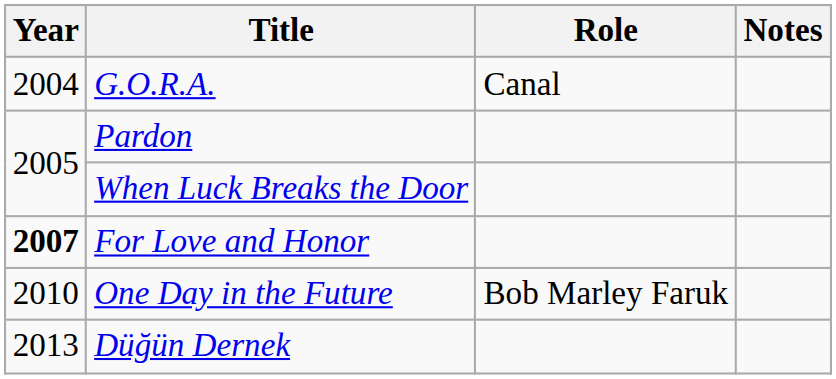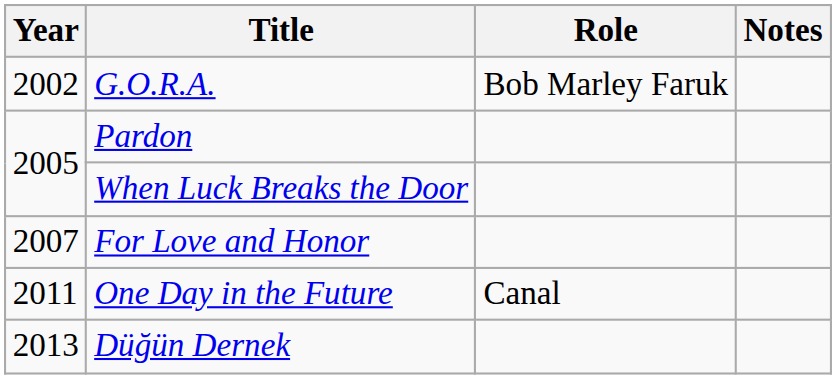(46, 83) 2004 -> (46, 83) 2002
(522, 83) Canal -> (606, 83) Bob Marley Faruk
(46, 240) bold -> (46, 240) normal
(46, 293) 2010 -> (45, 293) 2011
(606, 293) Bob Marley Faruk -> (522, 293) Canal
